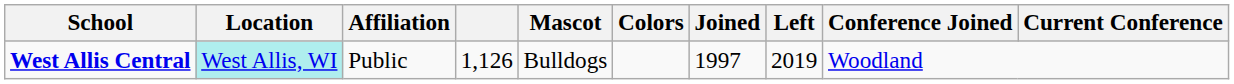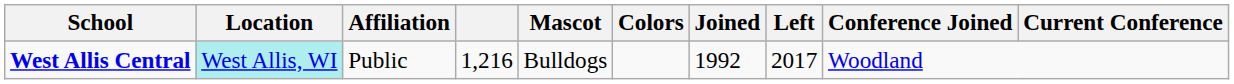(487, 59) 1,126 -> (487, 59) 1,216
(718, 59) 1997 -> (718, 59) 1992
(794, 59) 2019 -> (794, 59) 2017
